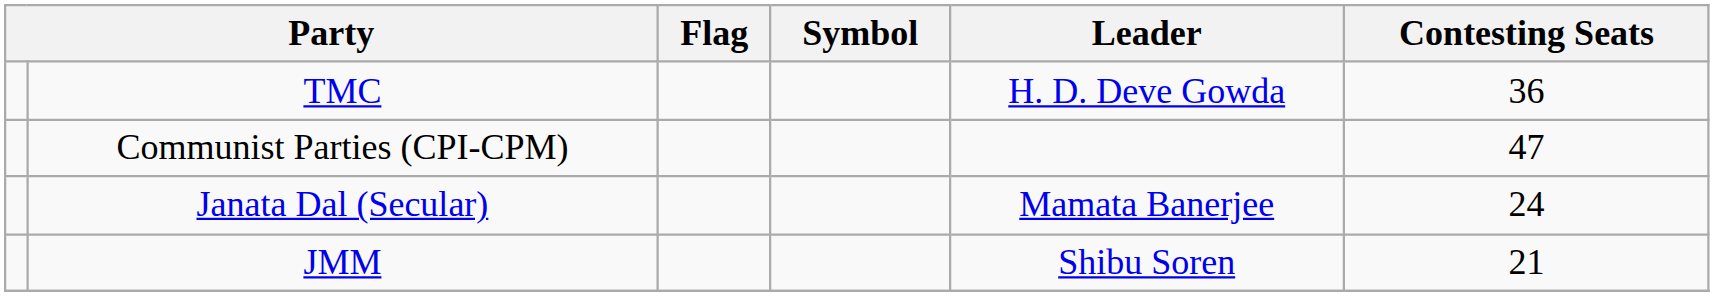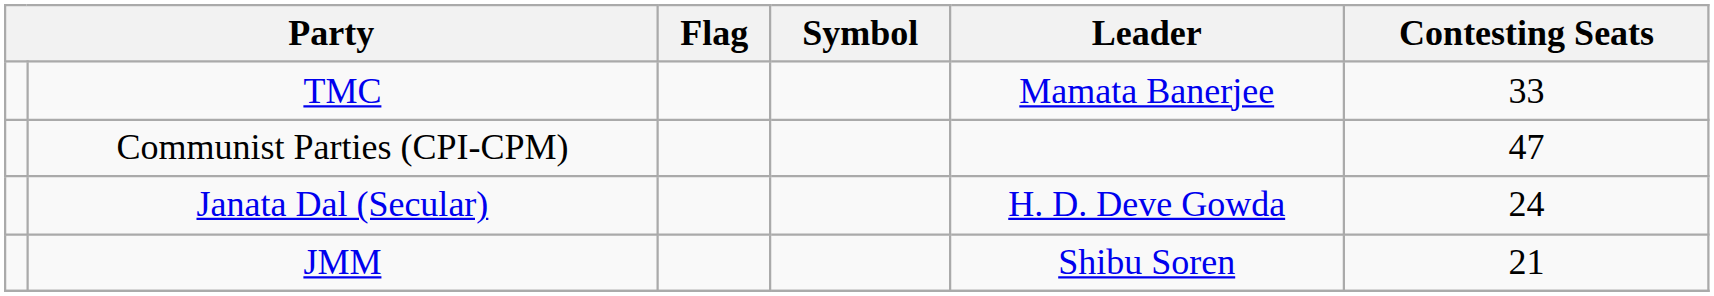(1147, 90) H. D. Deve Gowda -> (1147, 90) Mamata Banerjee
(1527, 90) 36 -> (1527, 90) 33
(1147, 204) Mamata Banerjee -> (1147, 204) H. D. Deve Gowda
